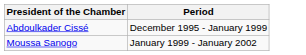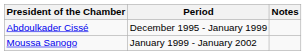+ column: (285, 12)
